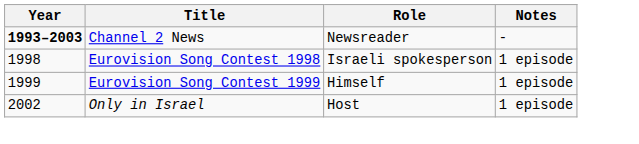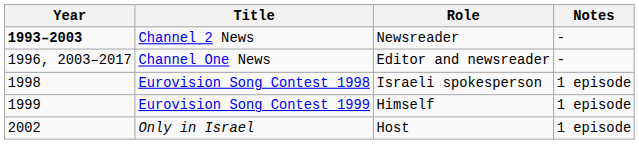+ row: (205, 61)
